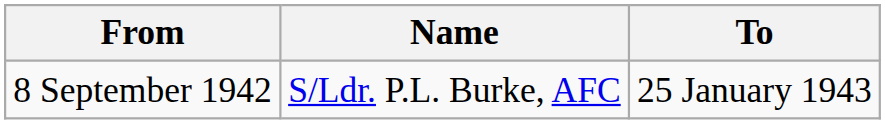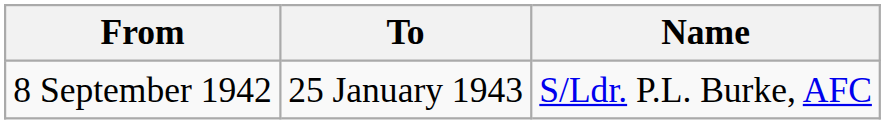columns swapped: (754, 32) <-> (454, 32)
